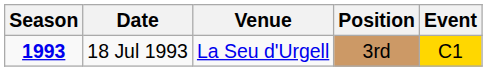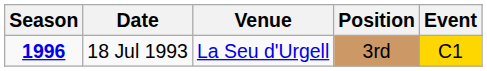(44, 51) 1993 -> (44, 51) 1996
